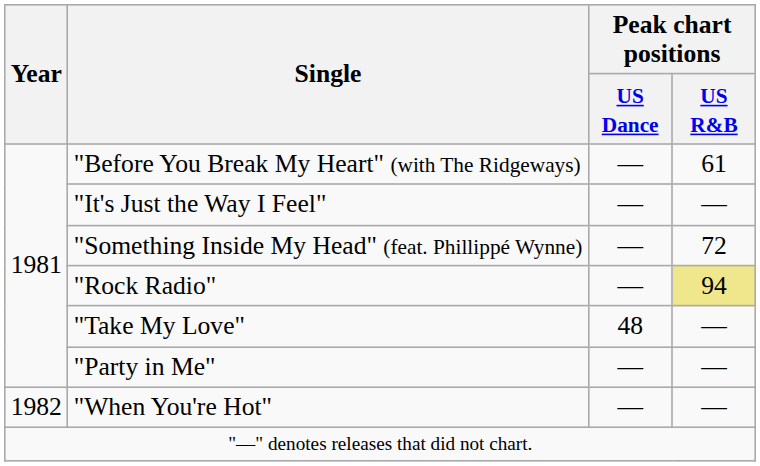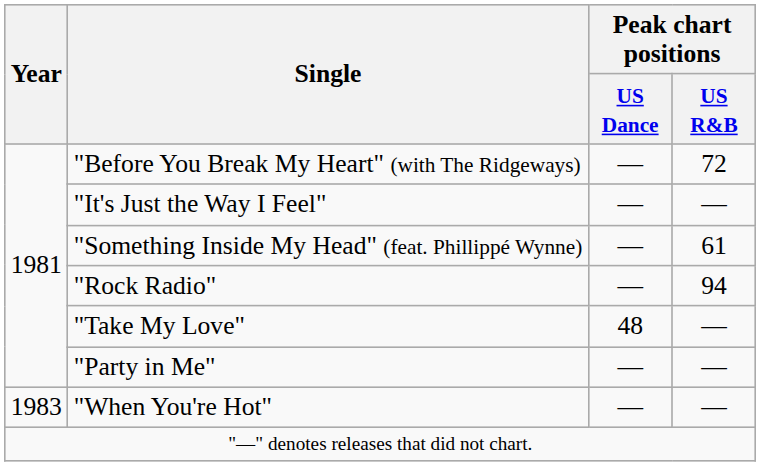(714, 163) 61 -> (714, 163) 72
(714, 244) 72 -> (714, 244) 61
(714, 285) khaki background -> (714, 285) no background
(36, 407) 1982 -> (36, 407) 1983
